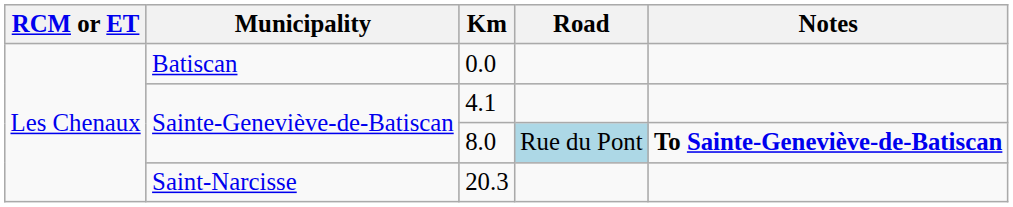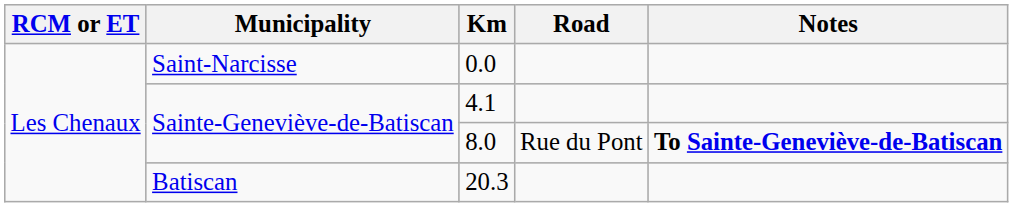(195, 63) Batiscan -> (224, 63) Saint-Narcisse
(581, 142) lightblue background -> (581, 142) no background
(224, 181) Saint-Narcisse -> (195, 181) Batiscan
